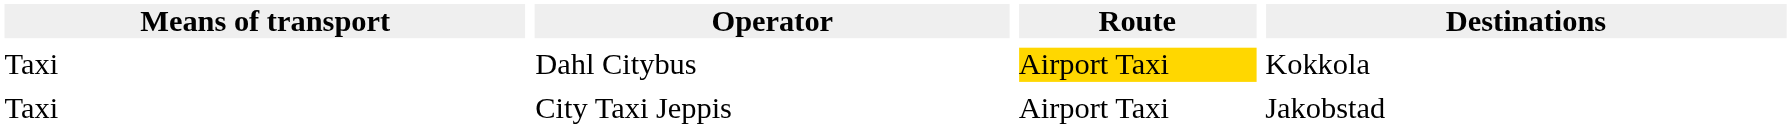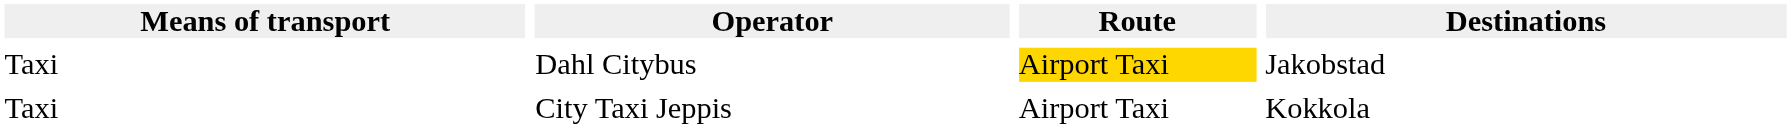(1318, 64) Kokkola -> (1325, 64) Jakobstad
(1325, 108) Jakobstad -> (1318, 108) Kokkola
